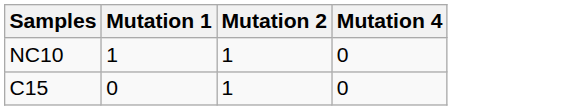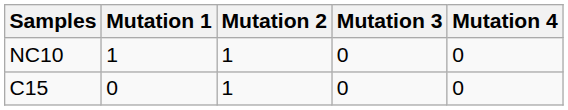+ column: (390, 21)
